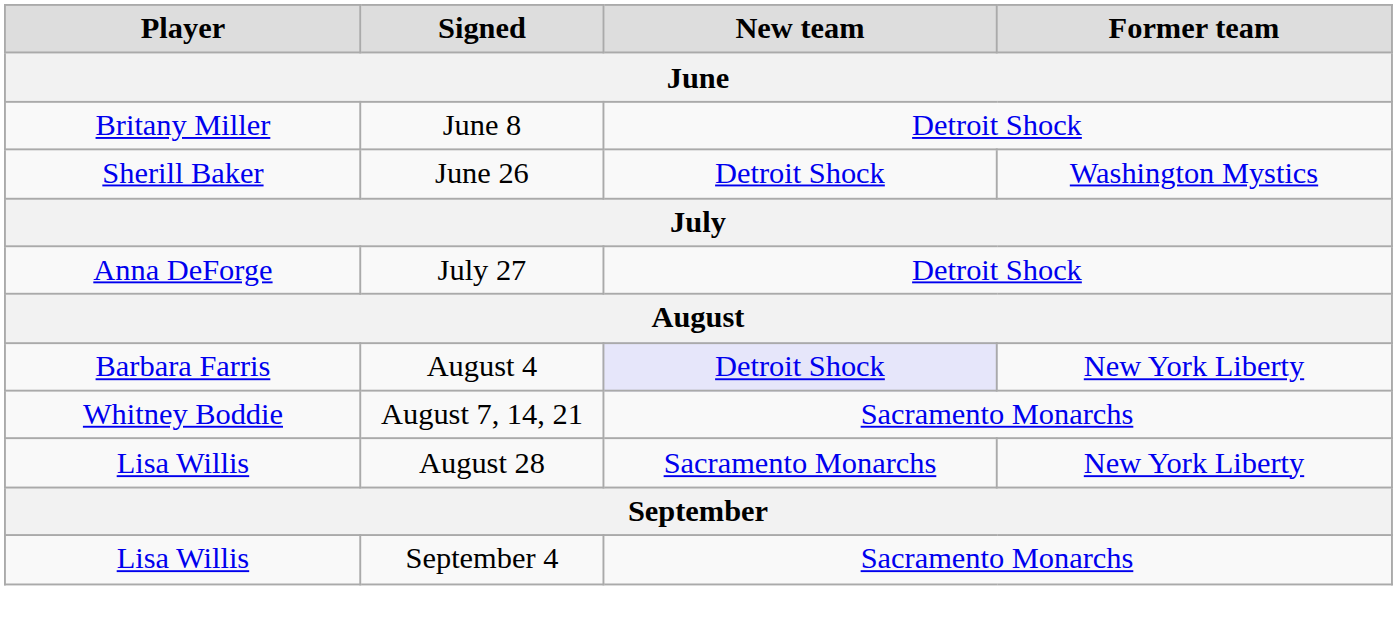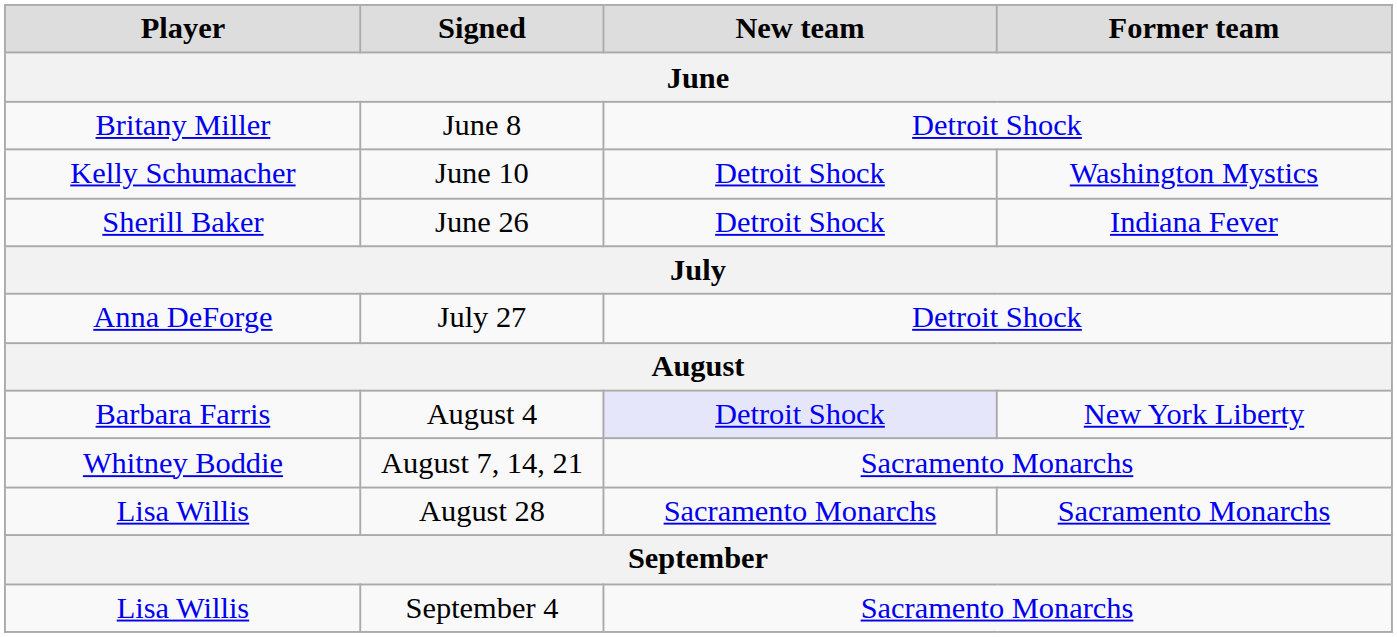+ row: (482, 173)
(1194, 173) Washington Mystics -> (1194, 221) Indiana Fever
(1194, 462) New York Liberty -> (1194, 510) Sacramento Monarchs
